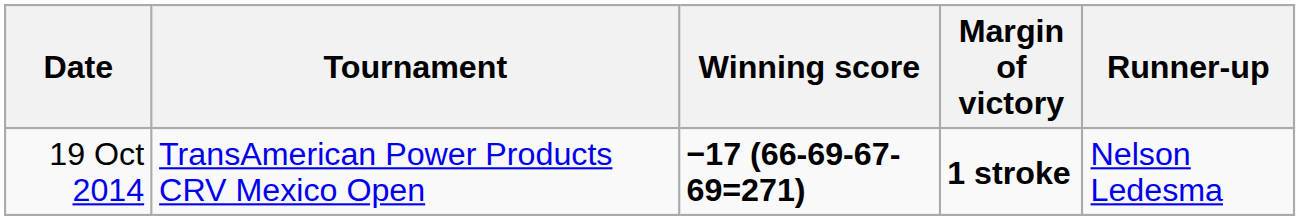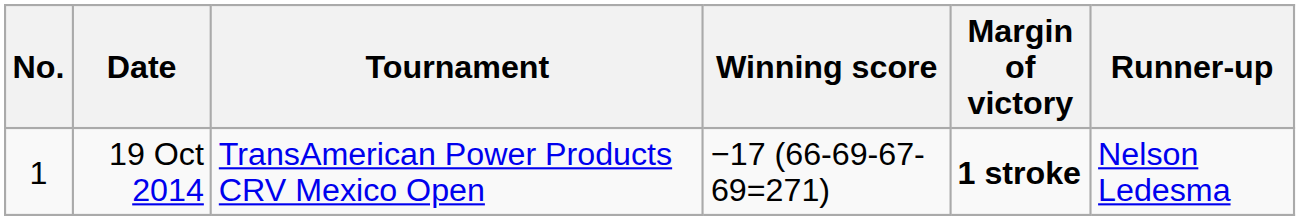+ column: (38, 67)
(793, 172) bold -> (818, 172) normal
